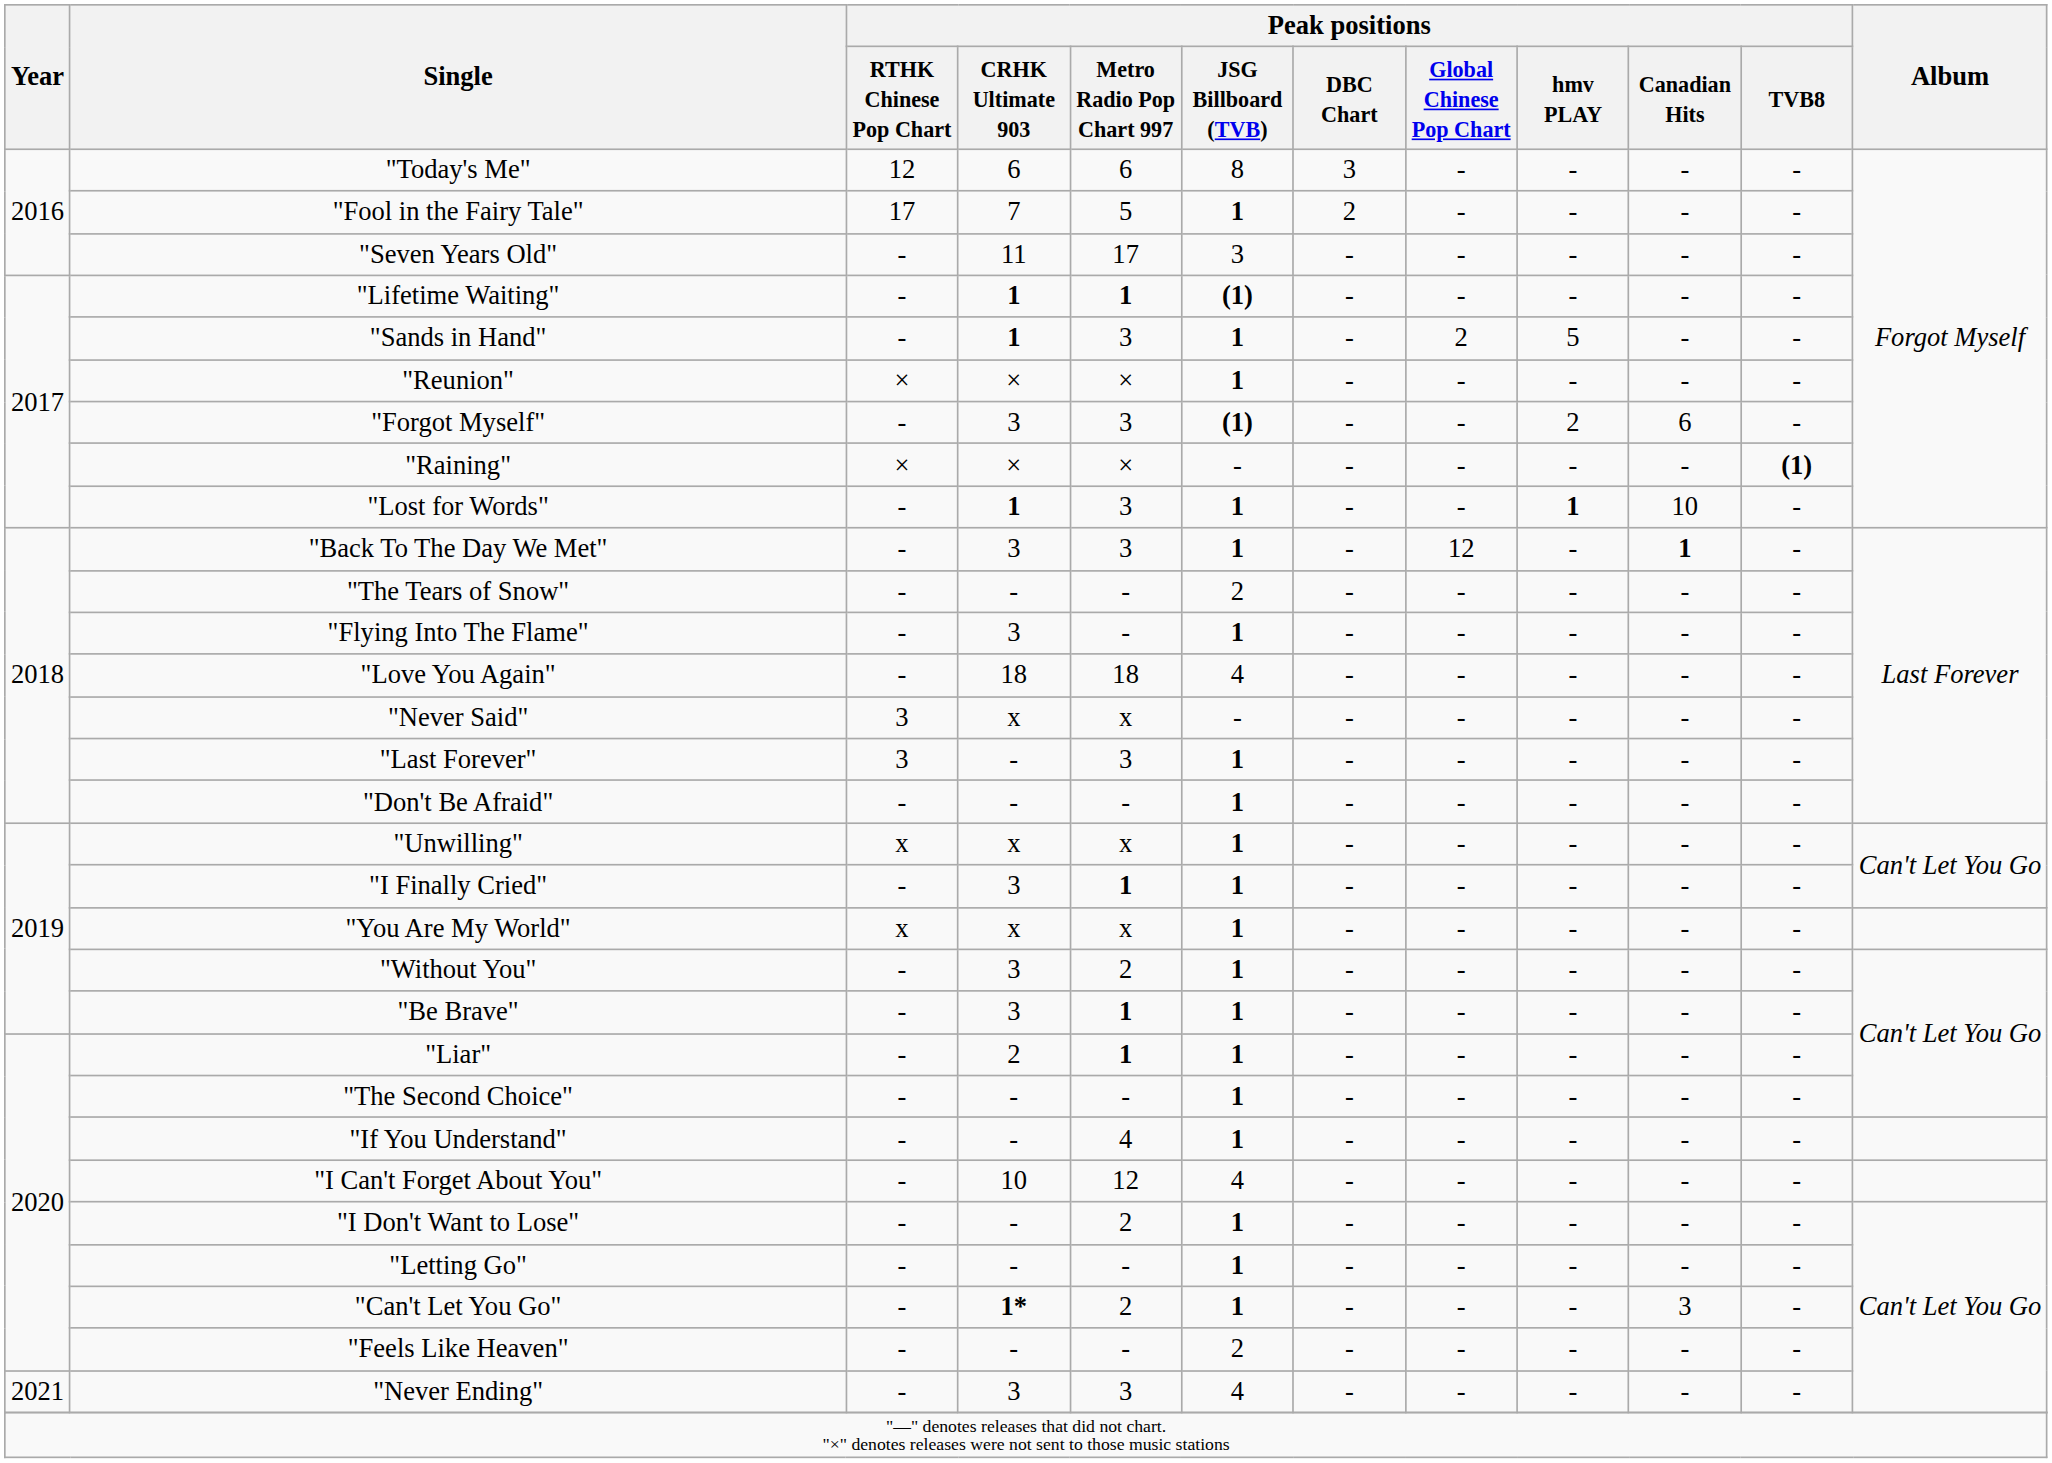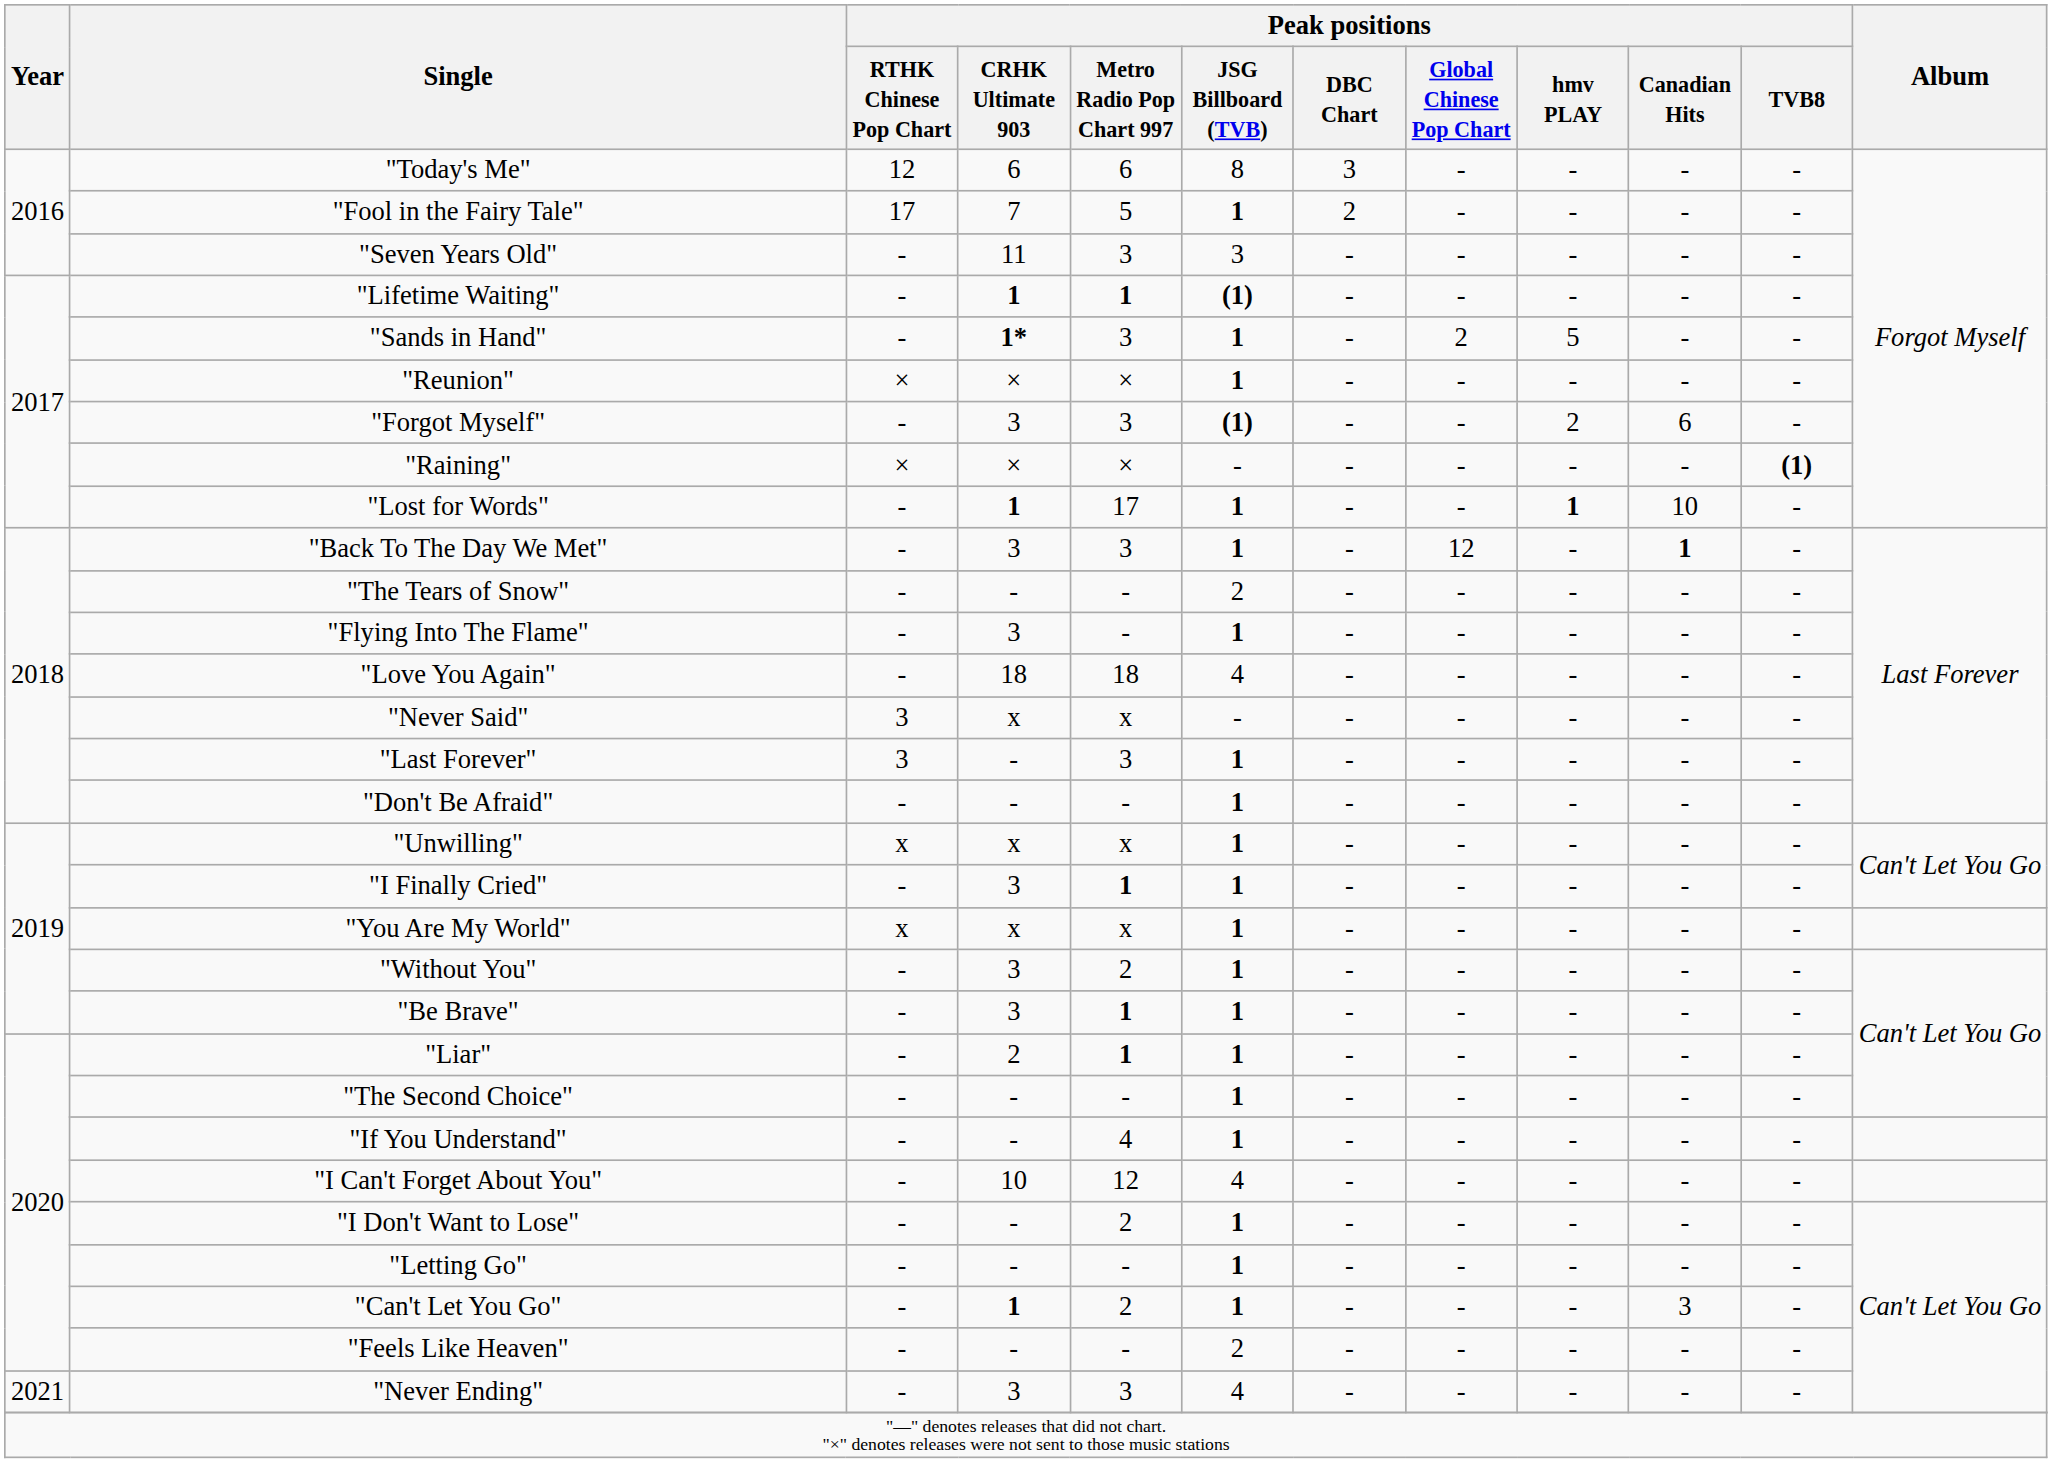(1126, 253) 17 -> (1126, 253) 3
(1014, 338) 1 -> (1014, 338) 1*
(1126, 506) 3 -> (1126, 506) 17
(1014, 1306) 1* -> (1014, 1306) 1
